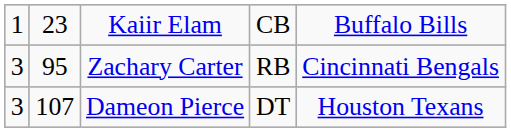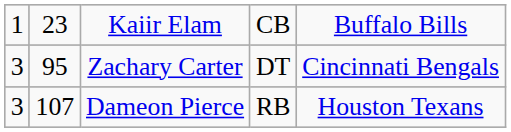(273, 65) RB -> (273, 65) DT
(273, 106) DT -> (273, 106) RB
